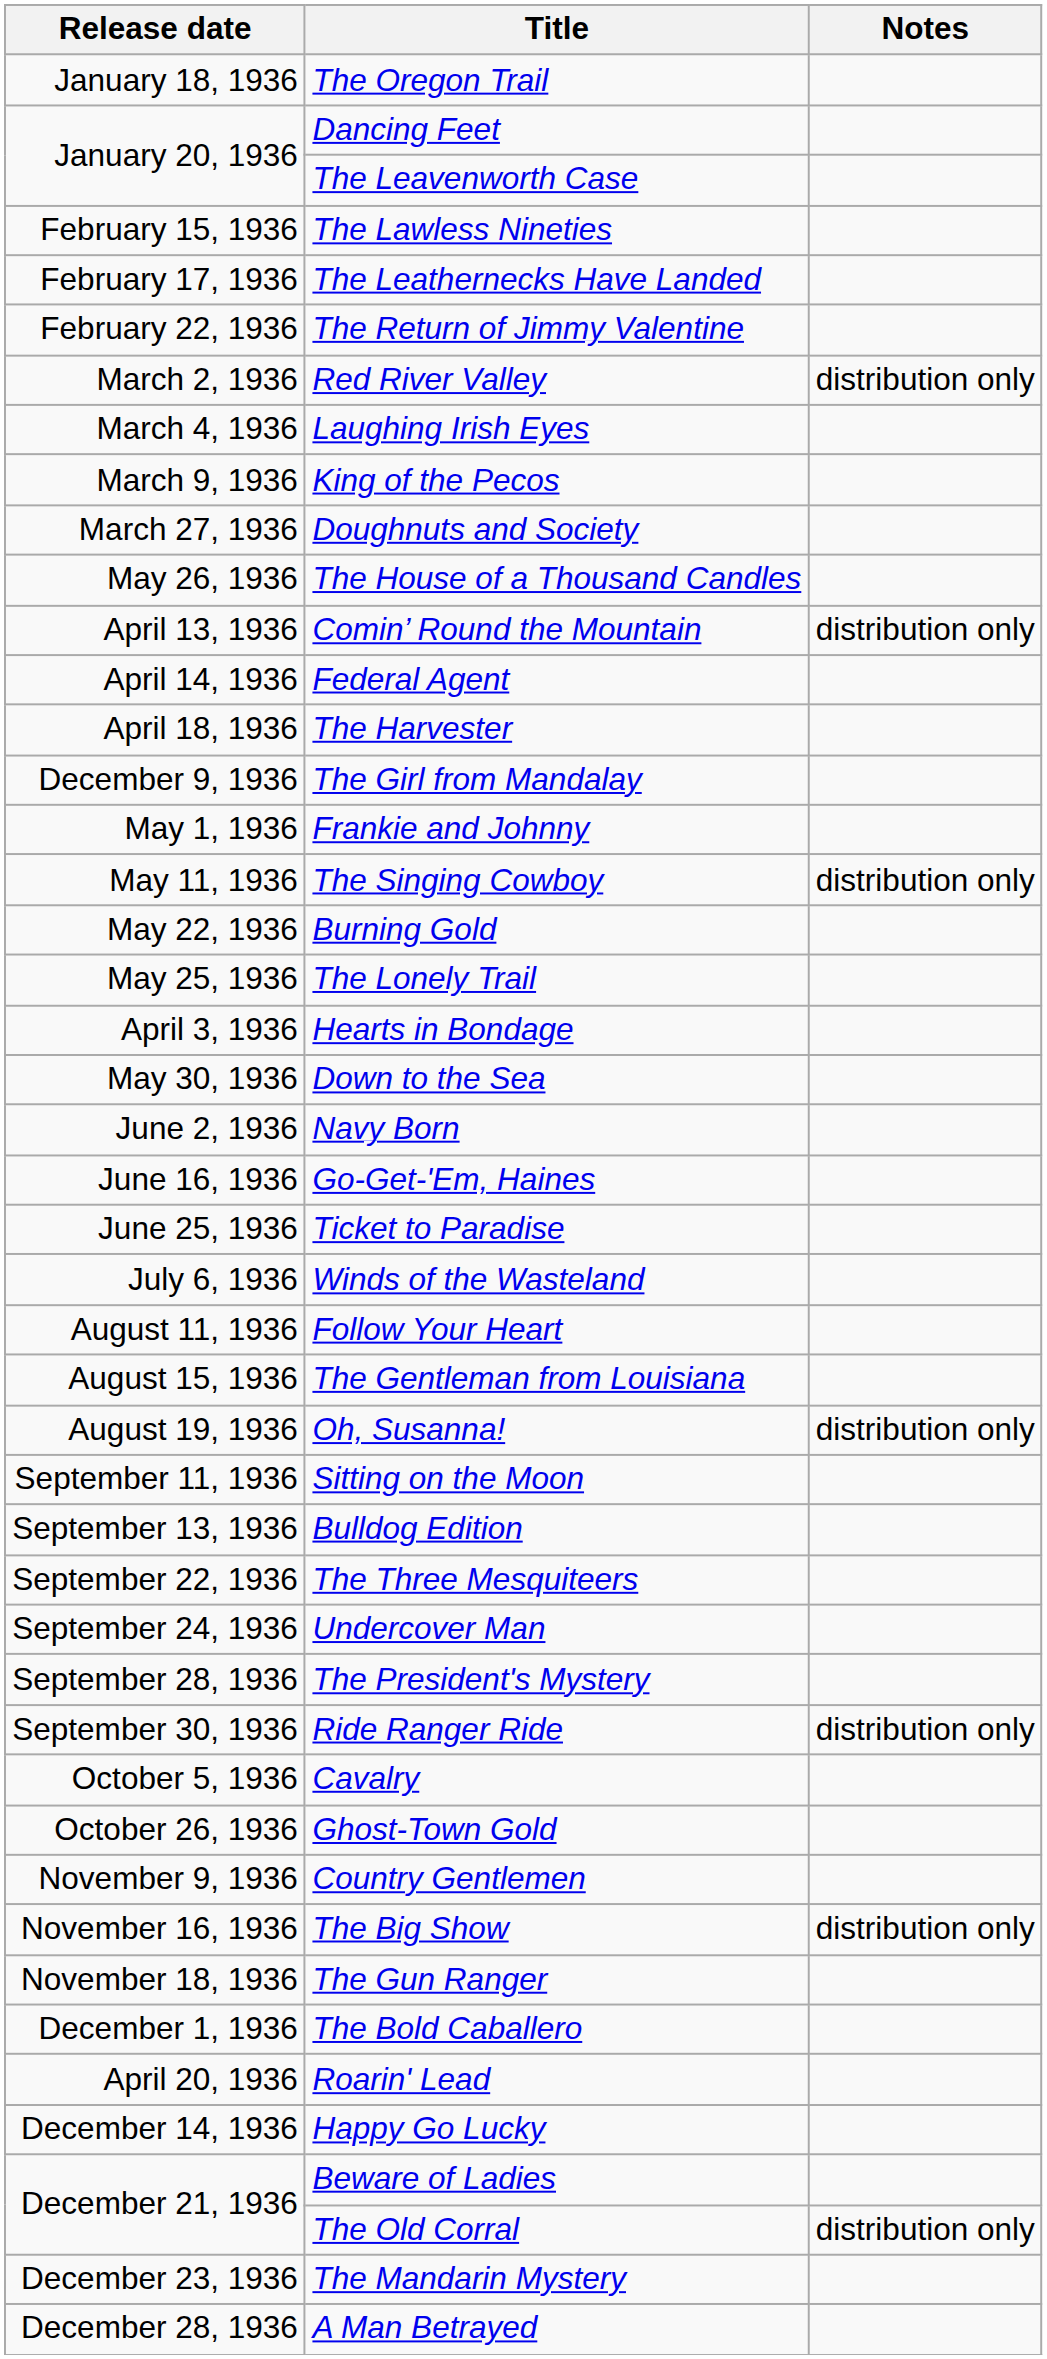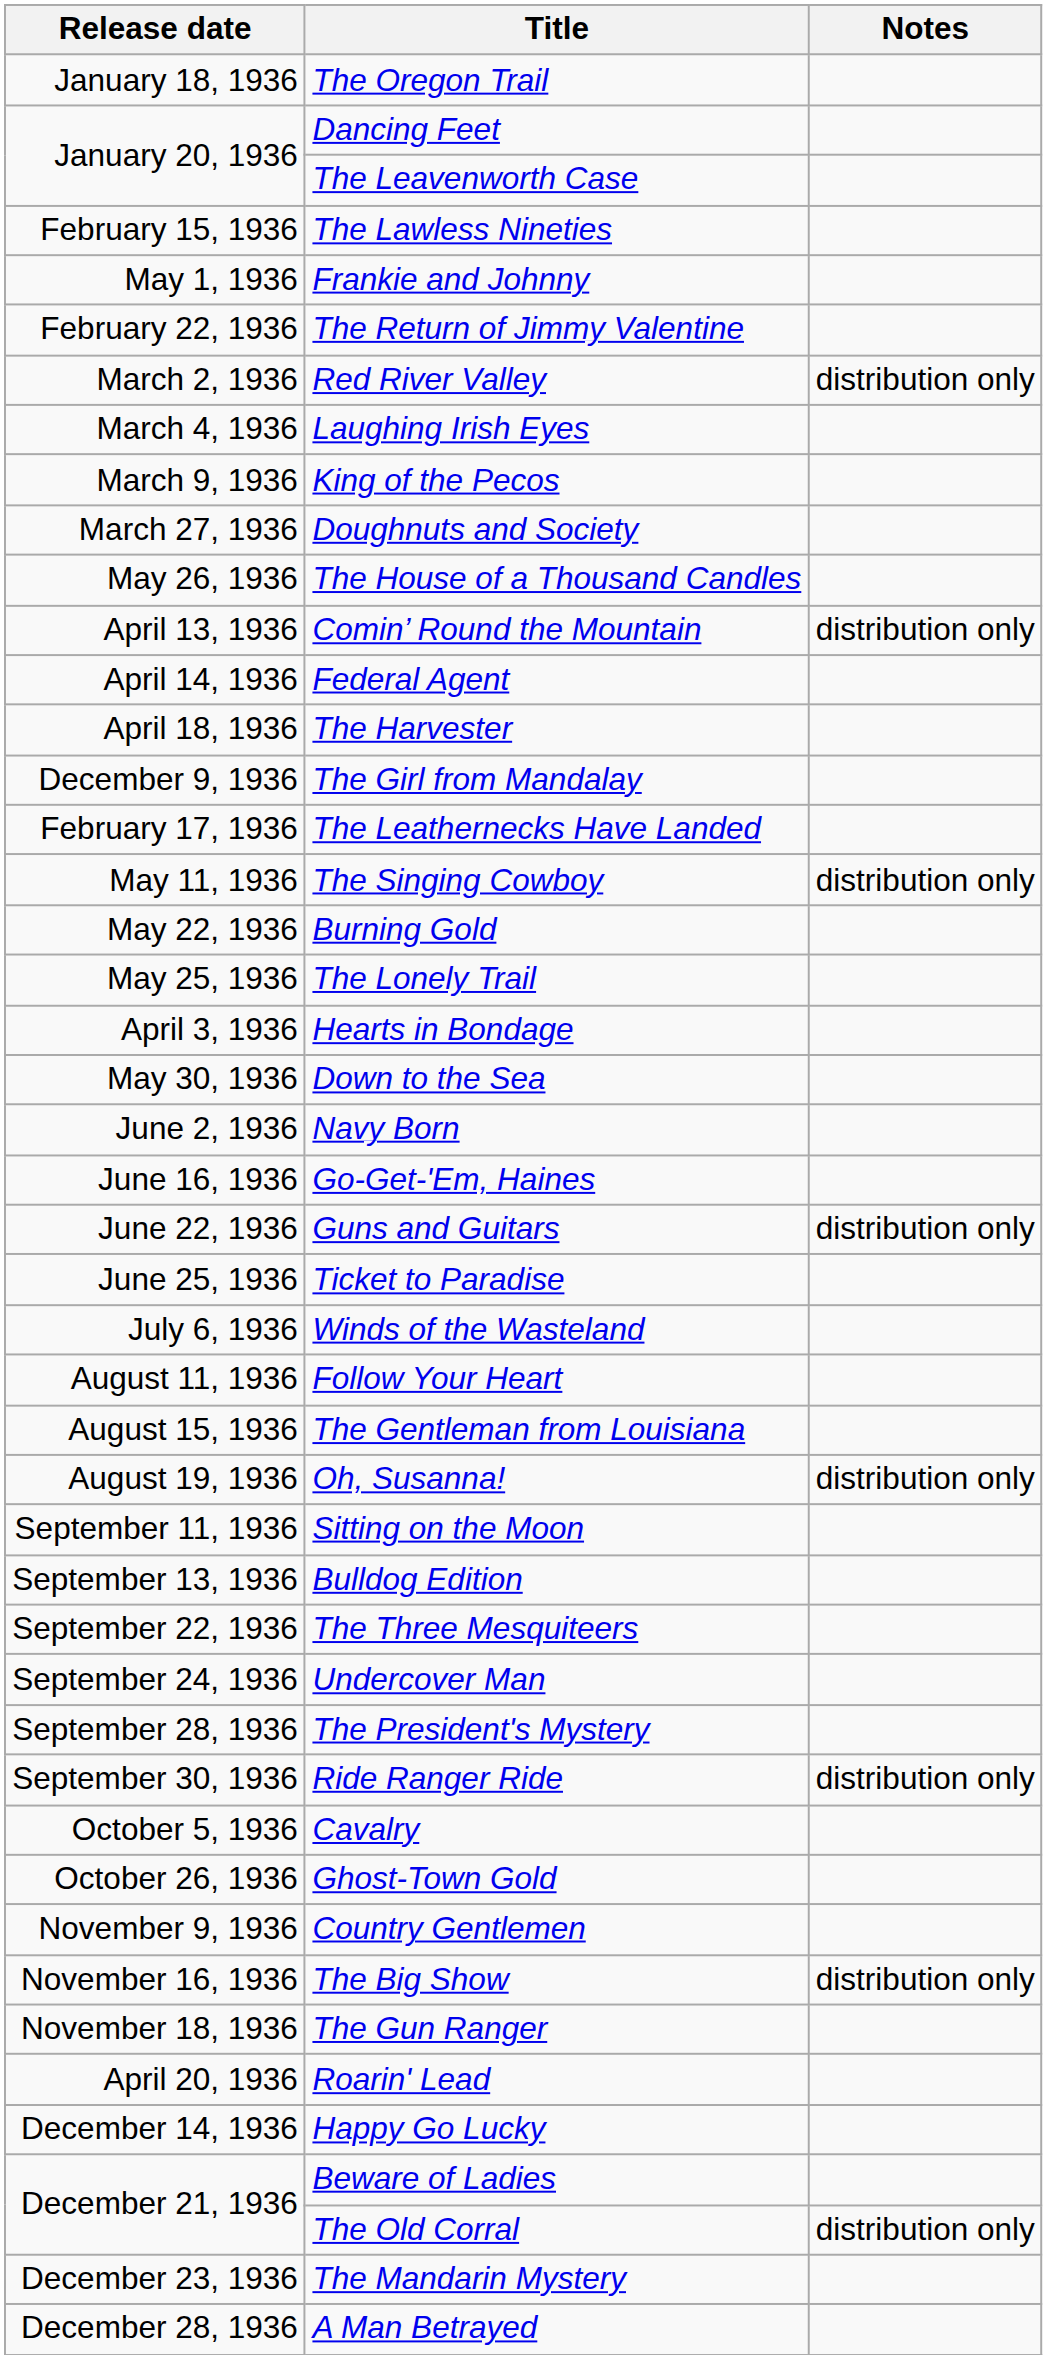rows swapped: (537, 279) <-> (451, 829)
+ row: (436, 1229)
- row: (447, 2029)
